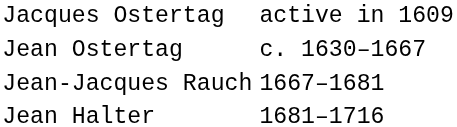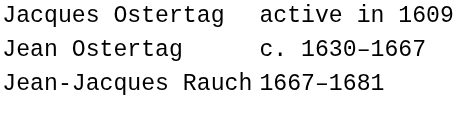- row: (79, 117)
